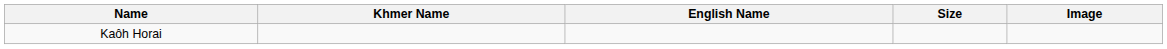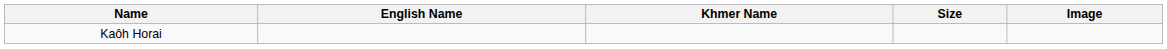columns swapped: (729, 14) <-> (411, 14)
